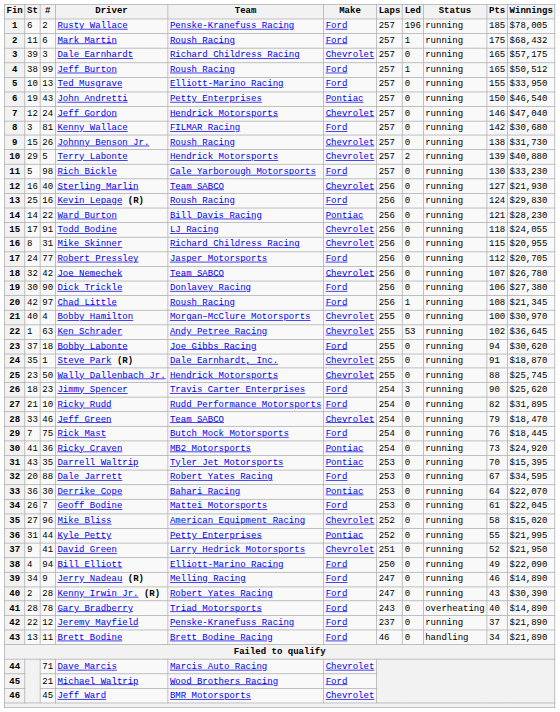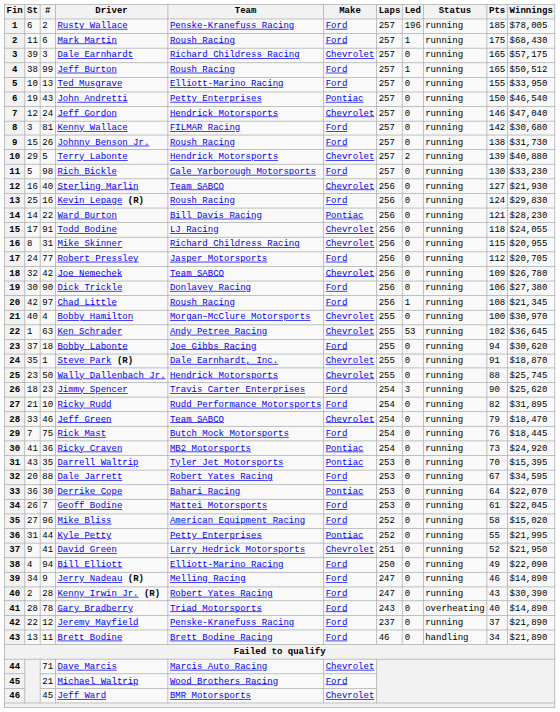(529, 41) $68,432 -> (529, 41) $68,430
(350, 143) Chevrolet -> (336, 143) Ford
(497, 274) 107 -> (497, 274) 109
(350, 521) Chevrolet -> (336, 521) Ford
